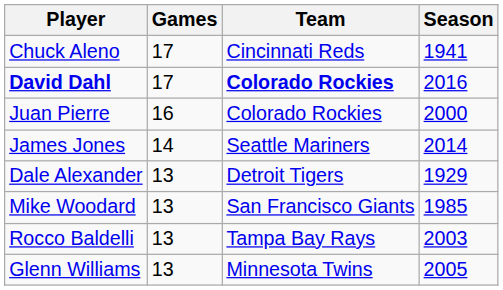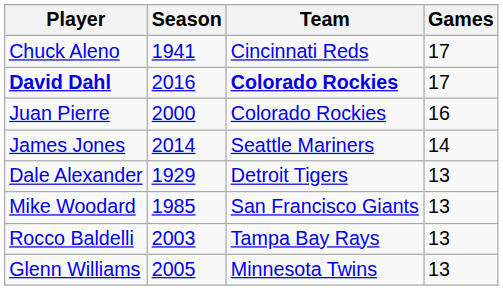columns swapped: (185, 20) <-> (459, 20)
